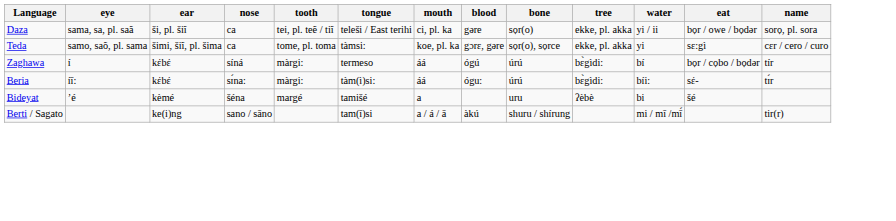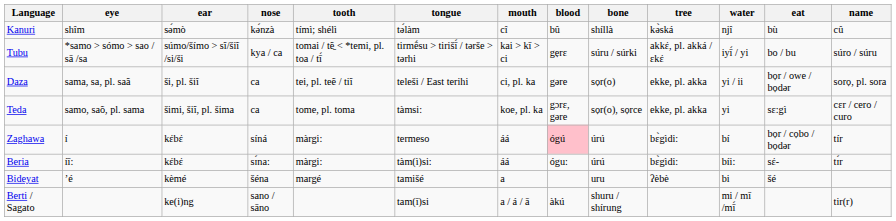+ row: (21, 30)
+ row: (17, 53)
(472, 63) no background -> (557, 139) pink background
